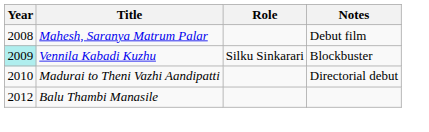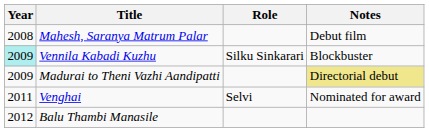(20, 76) 2010 -> (20, 76) 2009
(354, 76) no background -> (354, 76) khaki background
+ row: (60, 96)
